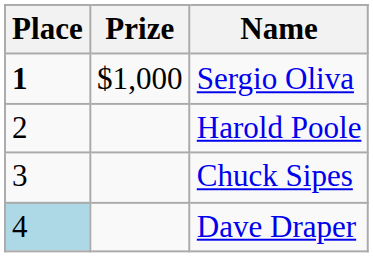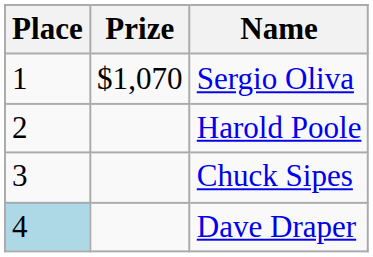(20, 78) bold -> (20, 78) normal
(140, 78) $1,000 -> (140, 78) $1,070
